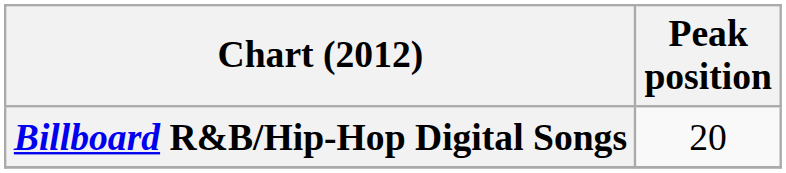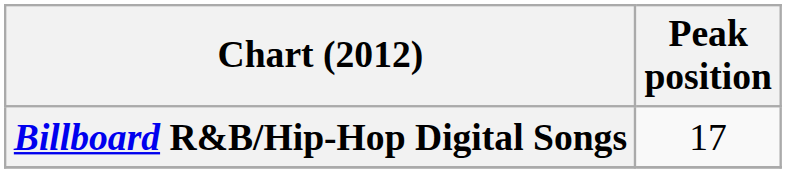(708, 136) 20 -> (708, 136) 17
